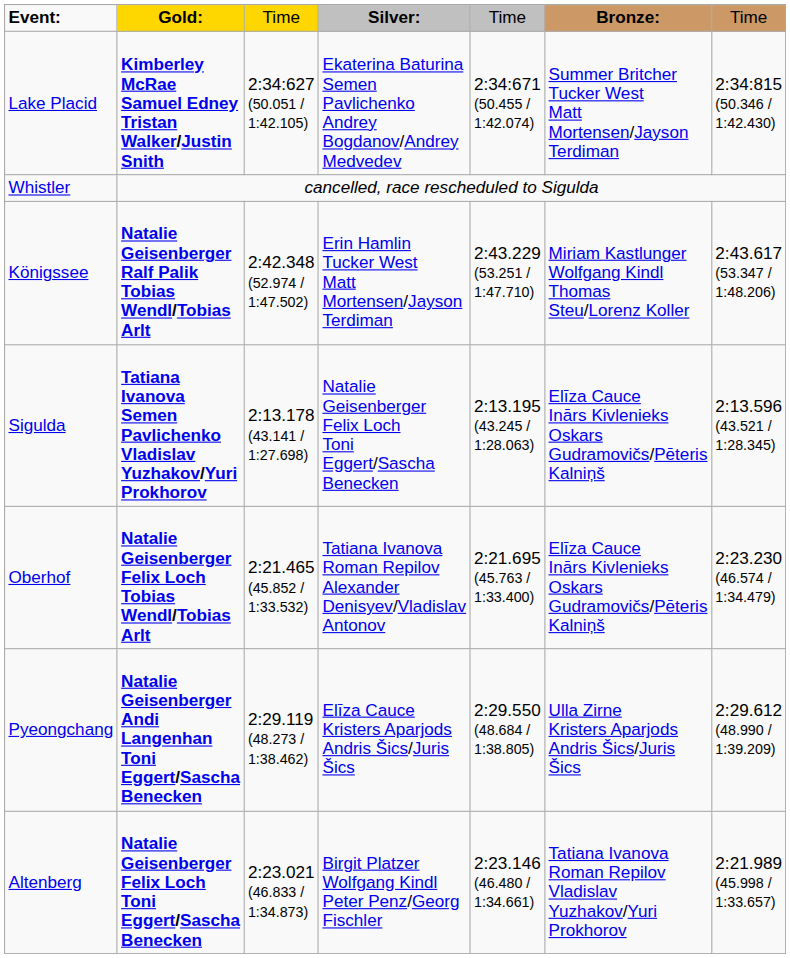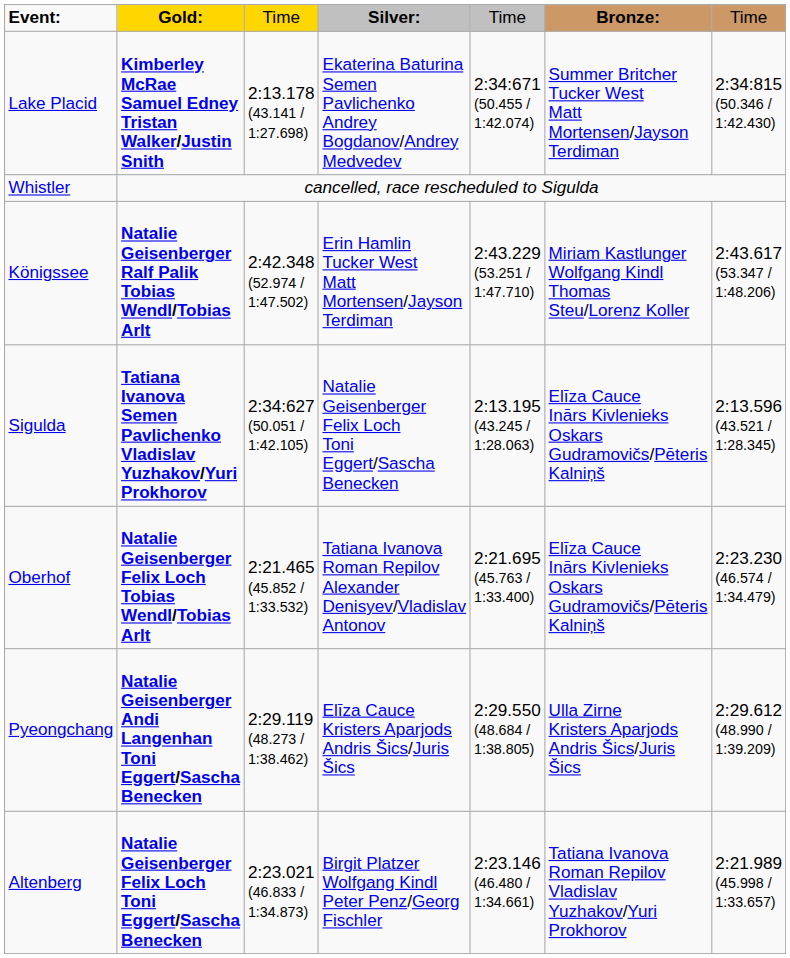(281, 103) 2:34:627 (50.051 / 1:42.105) -> (281, 112) 2:13.178 (43.141 / 1:27.698)
(281, 434) 2:13.178 (43.141 / 1:27.698) -> (281, 425) 2:34:627 (50.051 / 1:42.105)
